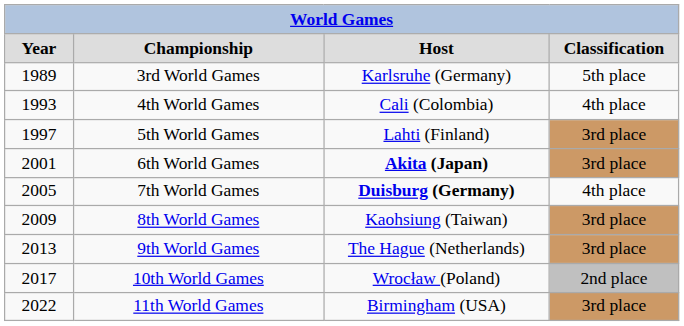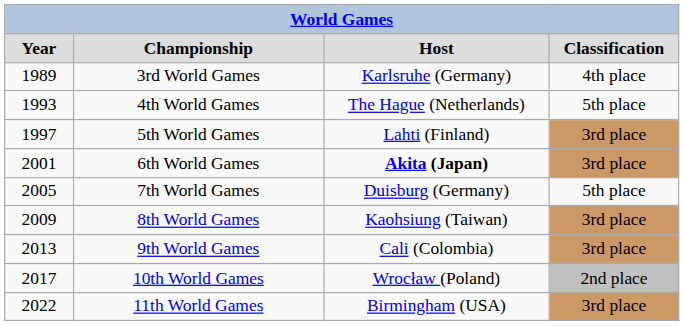(614, 76) 5th place -> (614, 76) 4th place
(436, 105) Cali (Colombia) -> (436, 105) The Hague (Netherlands)
(614, 105) 4th place -> (614, 105) 5th place
(436, 191) bold -> (436, 191) normal
(614, 191) 4th place -> (614, 191) 5th place
(436, 249) The Hague (Netherlands) -> (436, 249) Cali (Colombia)
